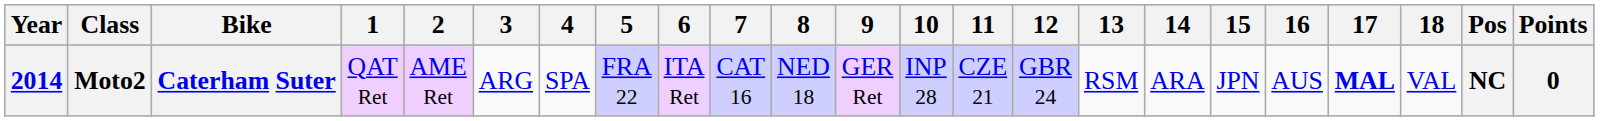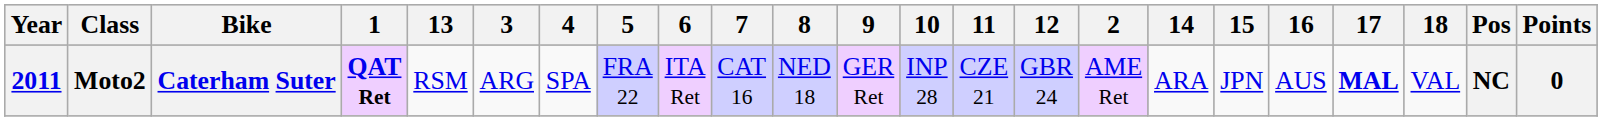columns swapped: (438, 24) <-> (1111, 24)
(37, 80) 2014 -> (36, 80) 2011
(373, 80) normal -> (374, 80) bold
